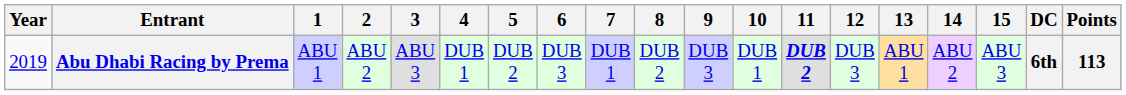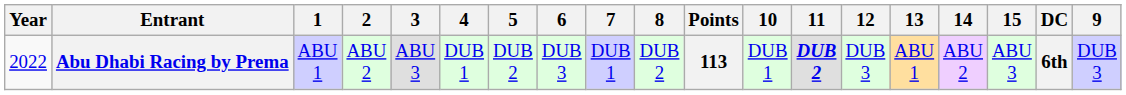columns swapped: (708, 19) <-> (1092, 19)
(28, 61) 2019 -> (28, 61) 2022
